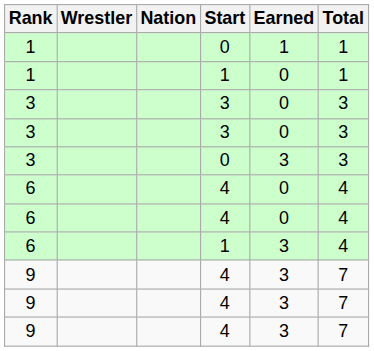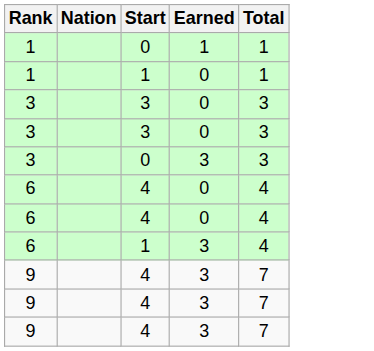- column: (96, 18)
